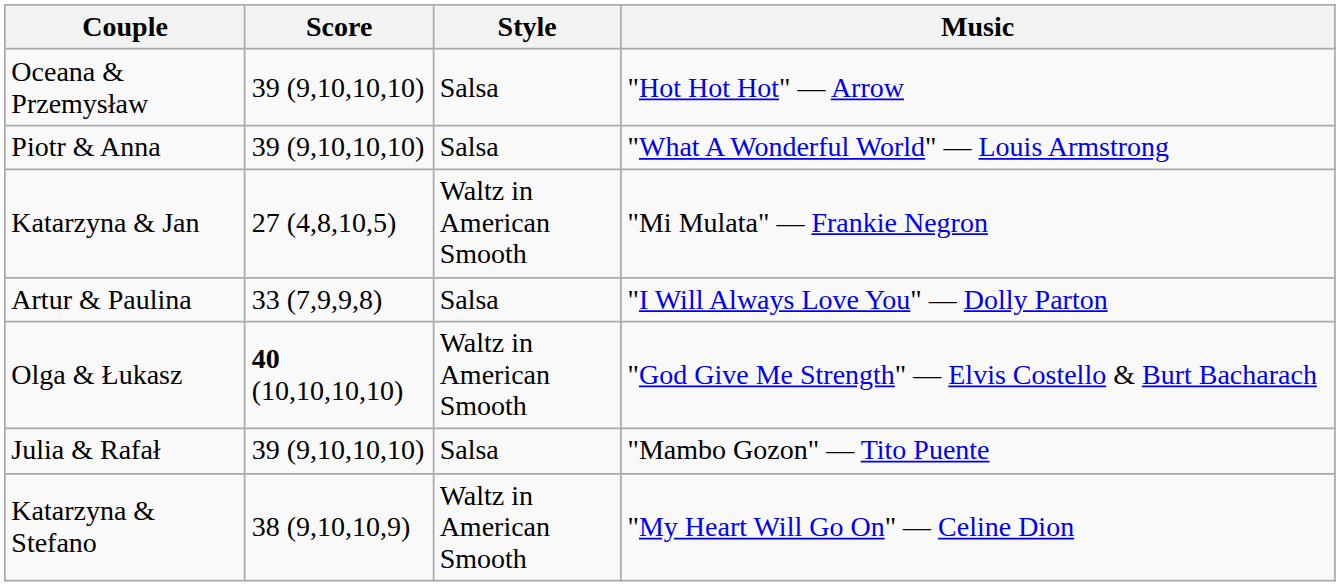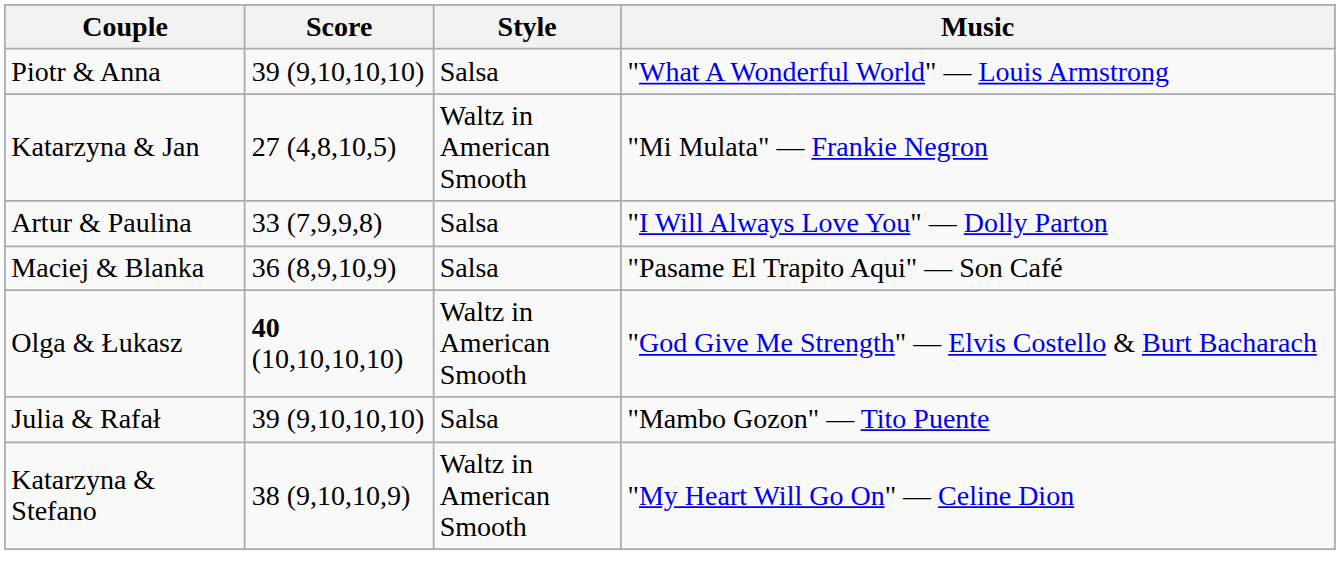- row: (80, 86)
+ row: (108, 267)
